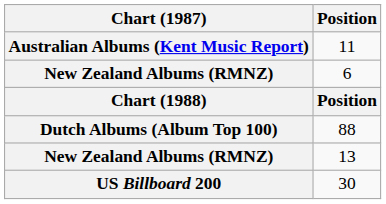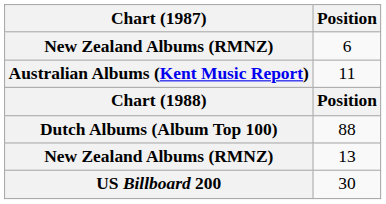rows swapped: (347, 45) <-> (347, 73)
